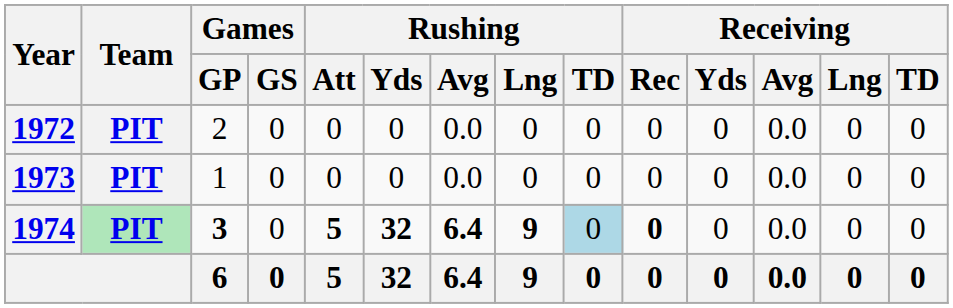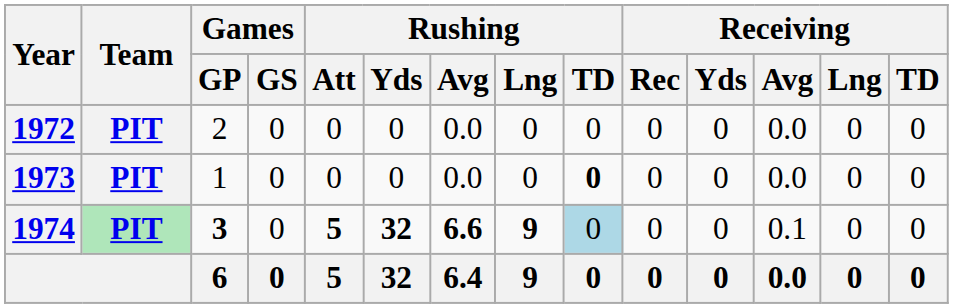(593, 178) normal -> (593, 178) bold
(463, 228) 6.4 -> (463, 228) 6.6
(655, 228) bold -> (655, 228) normal
(787, 228) 0.0 -> (787, 228) 0.1
